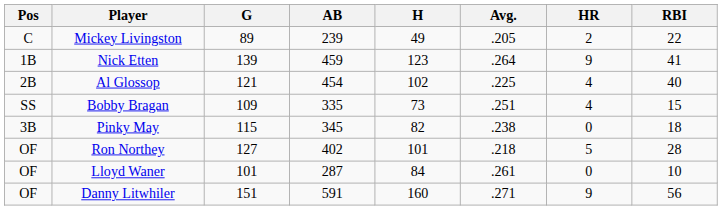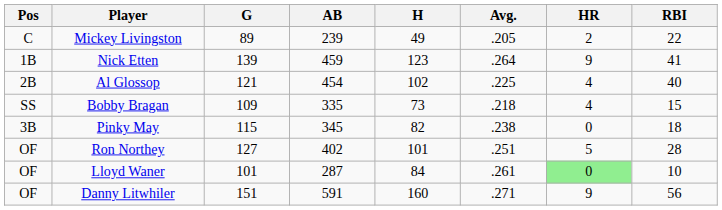(503, 104) .251 -> (503, 104) .218
(503, 149) .218 -> (503, 149) .251
(589, 171) no background -> (589, 171) lightgreen background
